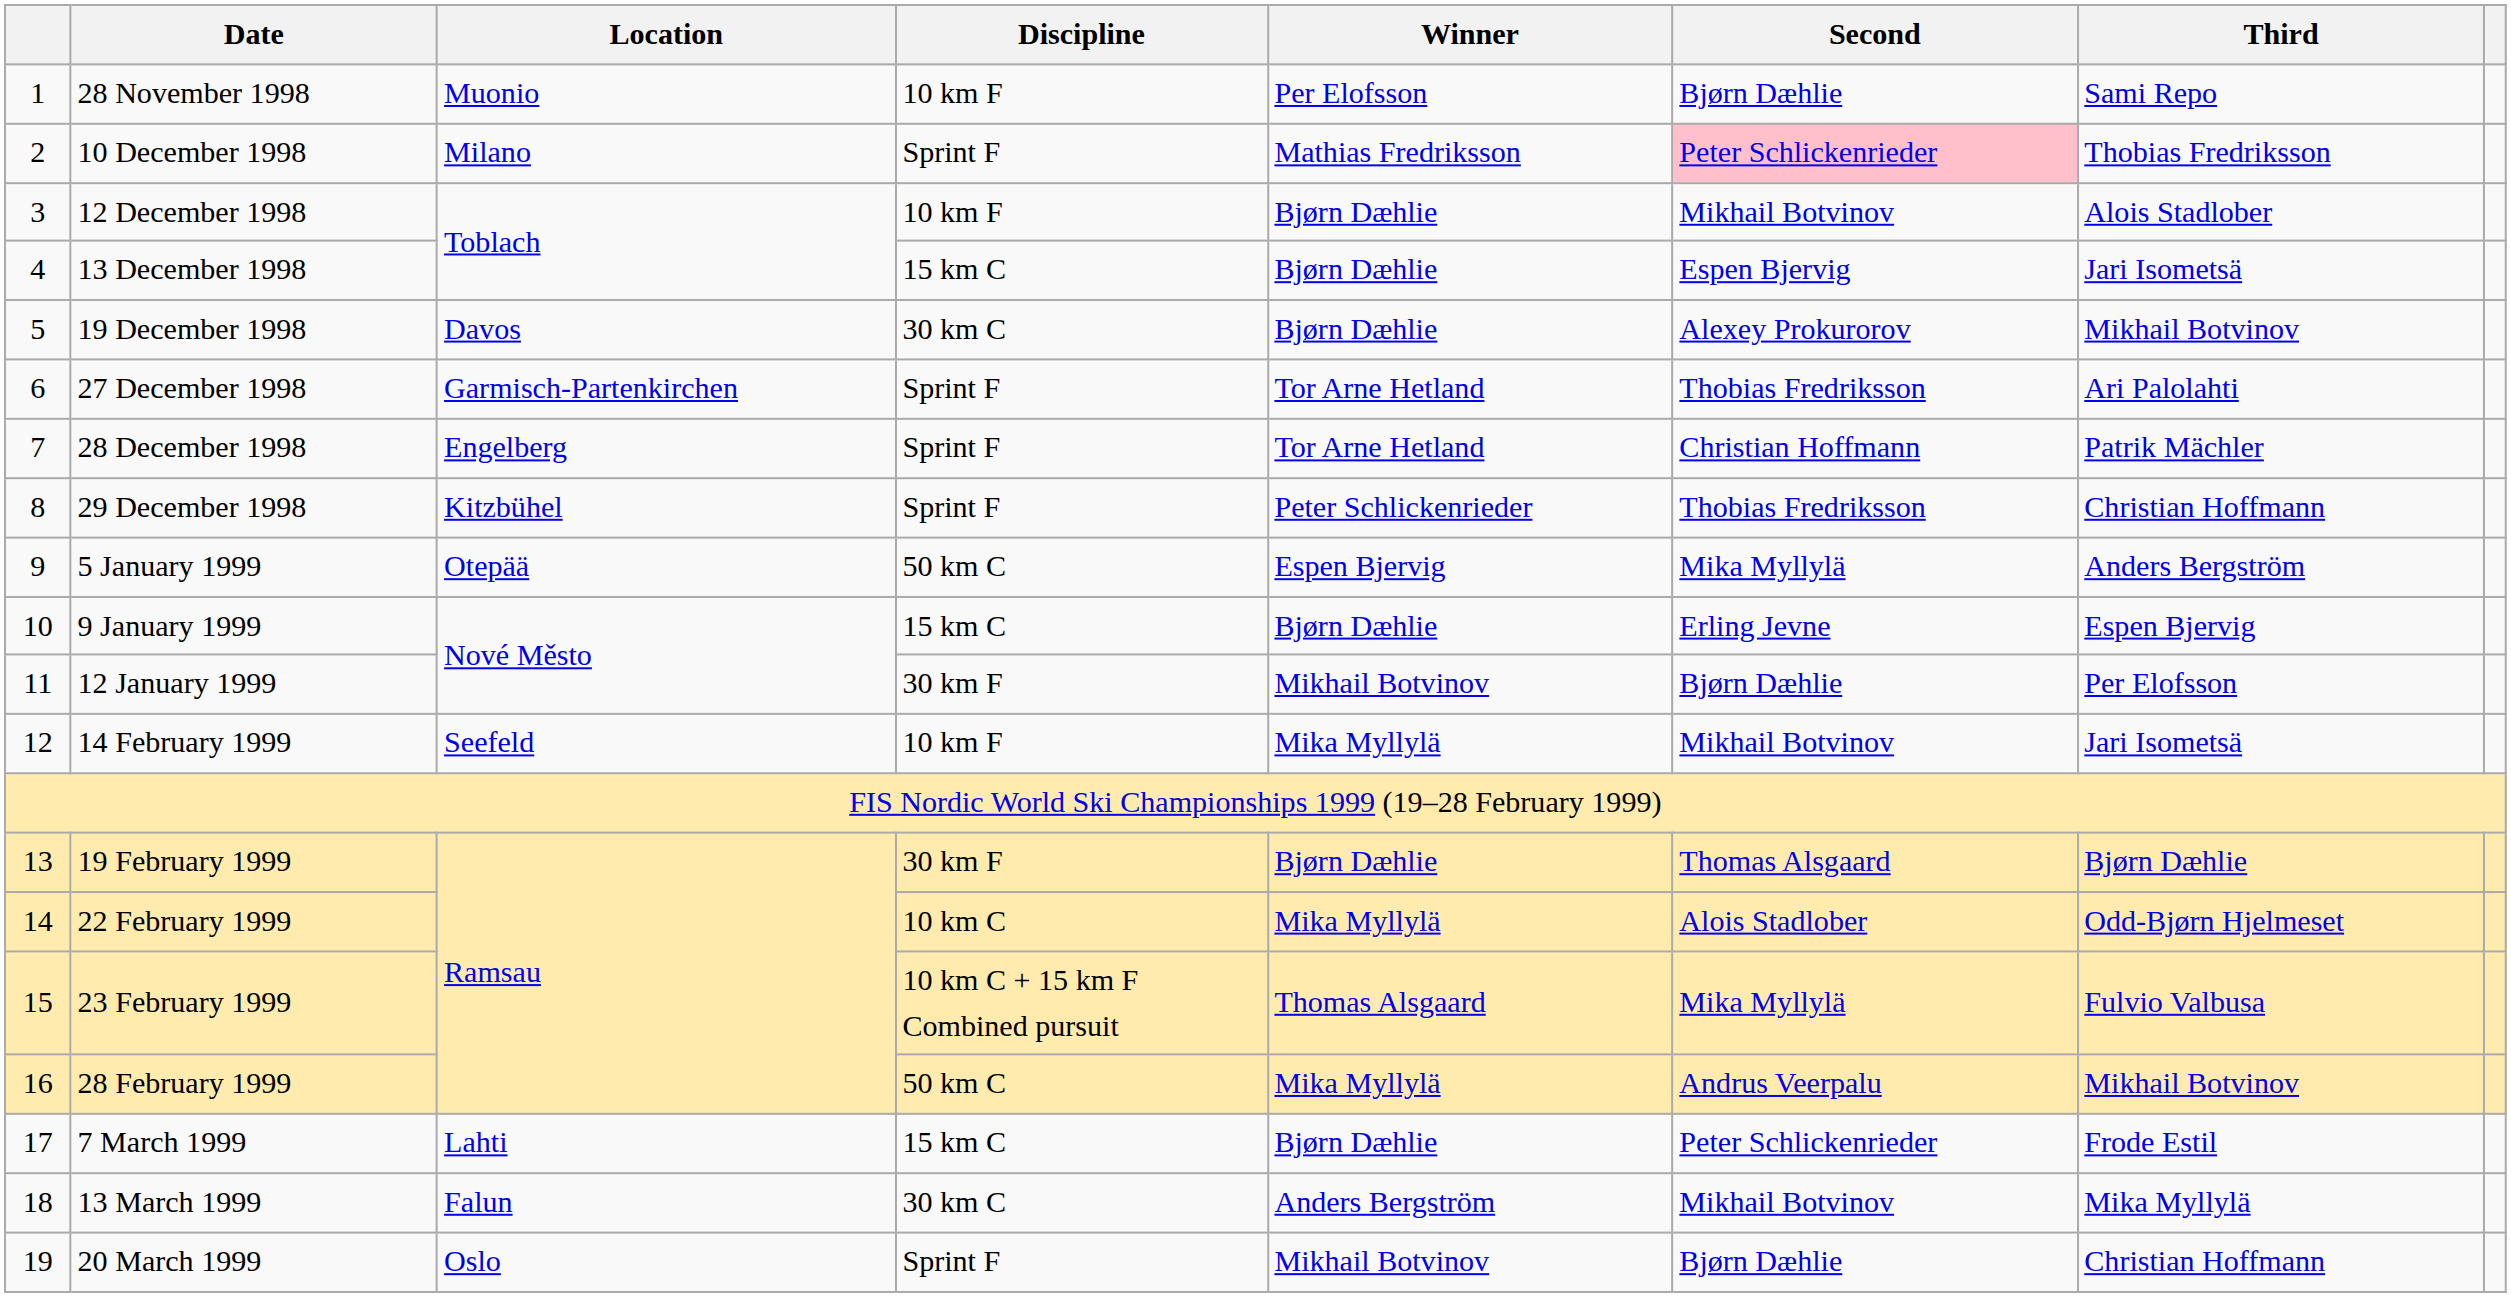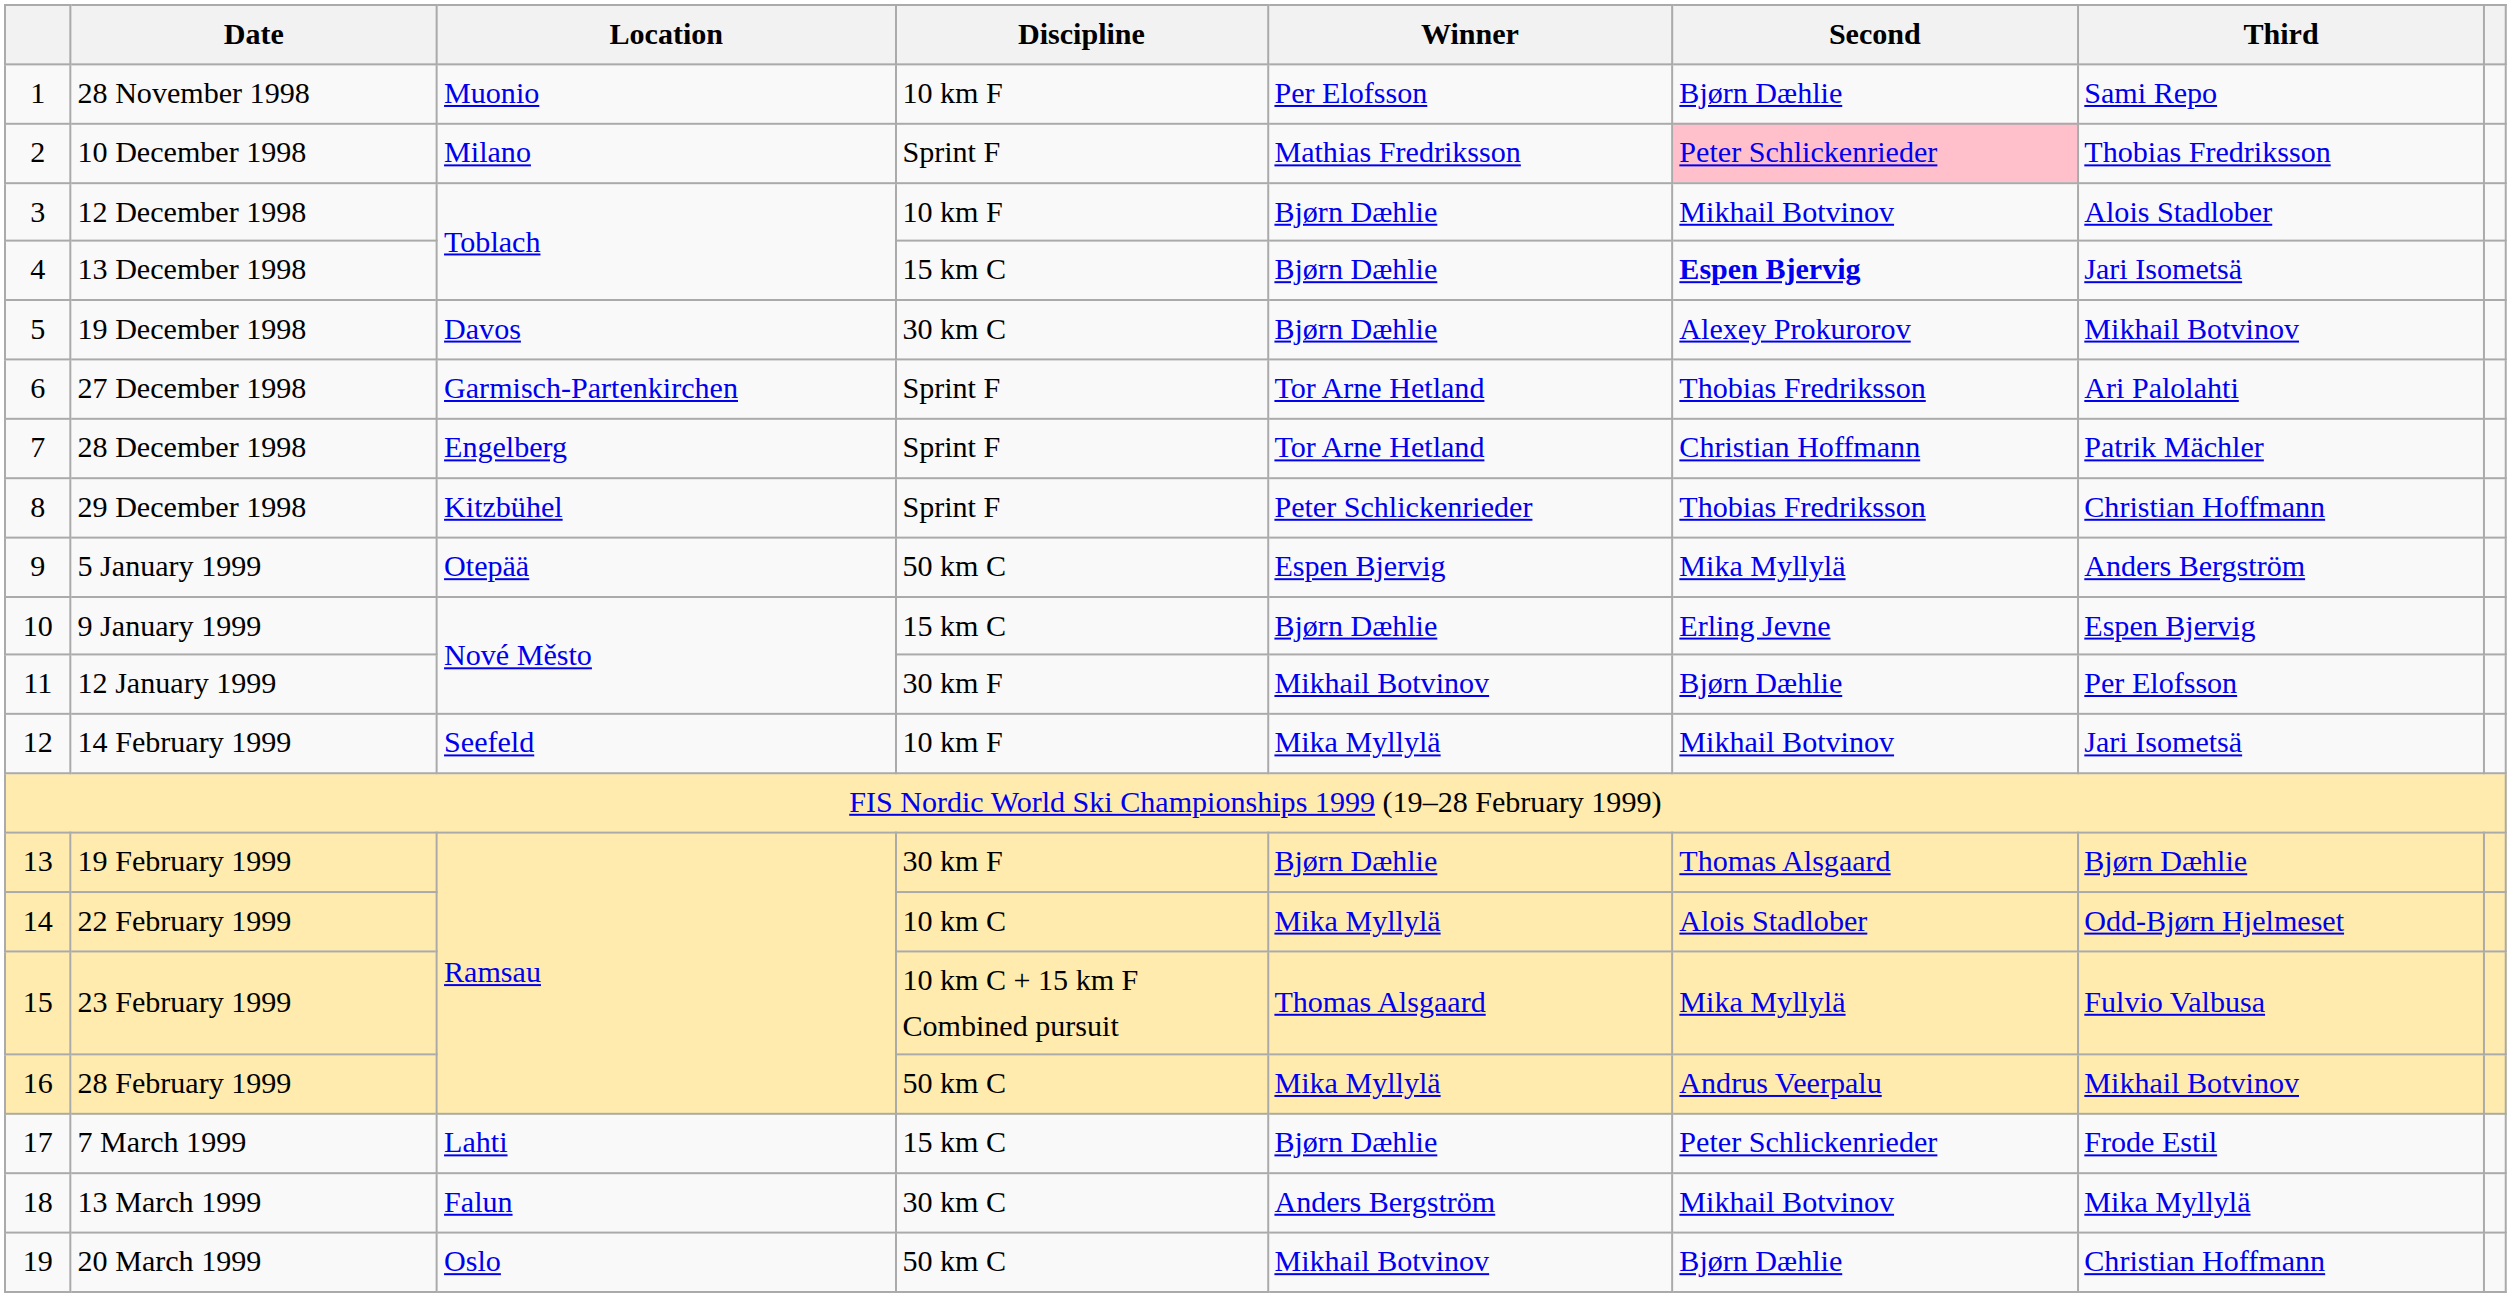(1765, 269) normal -> (1770, 269) bold
(951, 1260) Sprint F -> (954, 1260) 50 km C
